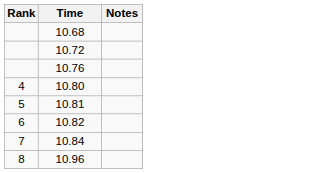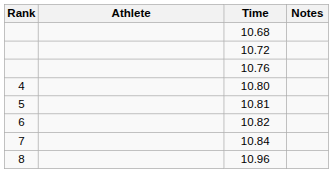+ column: (131, 13)
